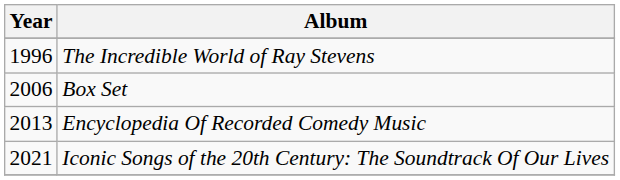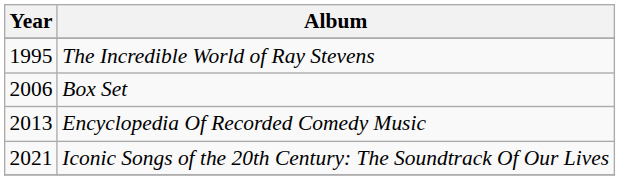(31, 55) 1996 -> (31, 55) 1995
